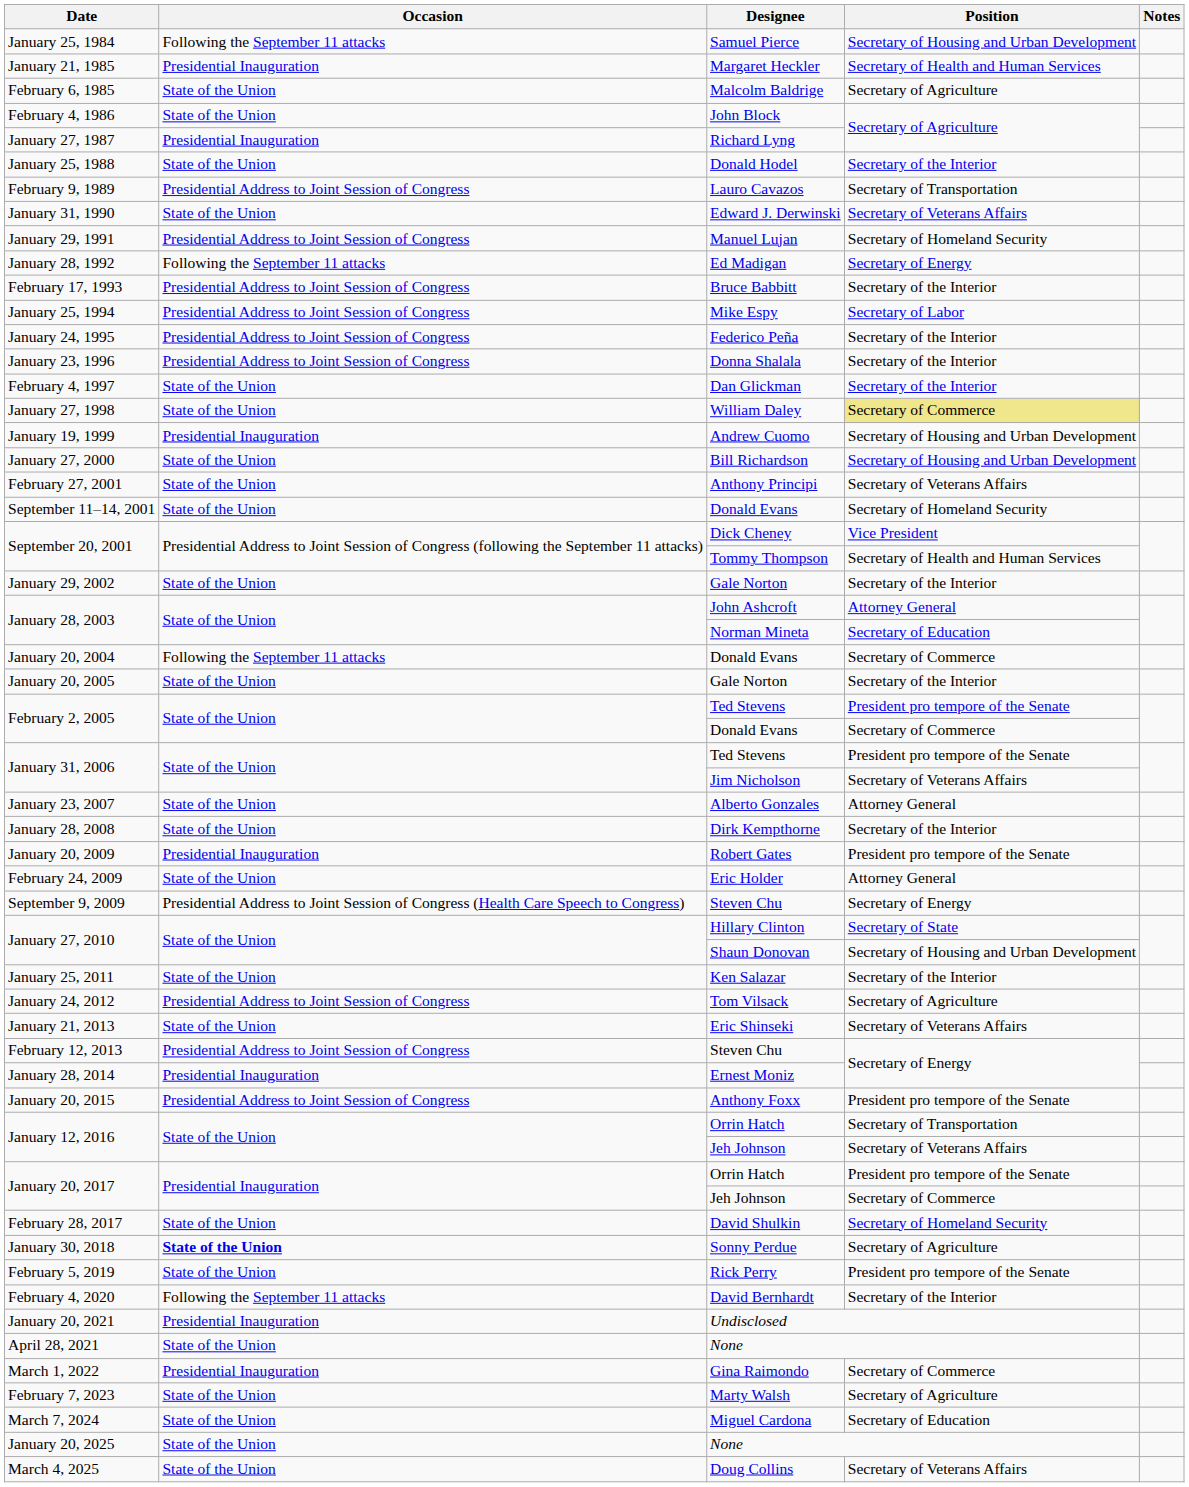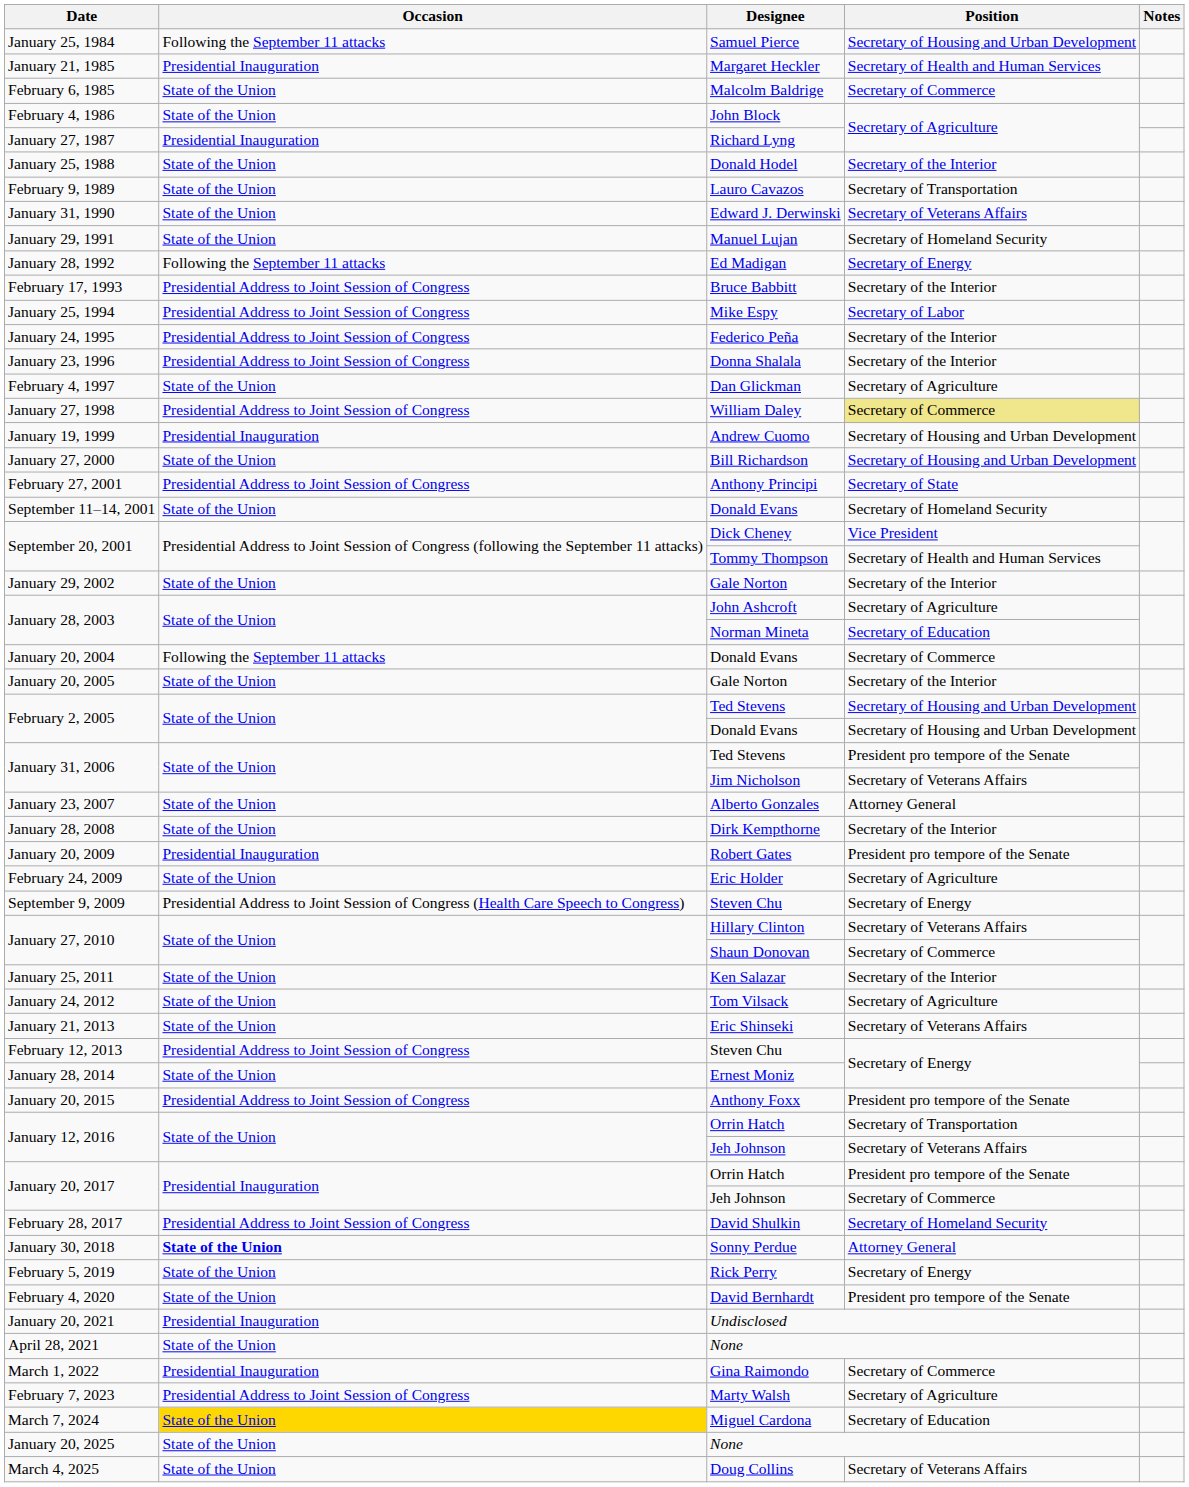(923, 90) Secretary of Agriculture -> (921, 90) Secretary of Commerce
(316, 189) Presidential Address to Joint Session of Congress -> (219, 189) State of the Union
(316, 238) Presidential Address to Joint Session of Congress -> (219, 238) State of the Union
(922, 386) Secretary of the Interior -> (923, 386) Secretary of Agriculture
(219, 410) State of the Union -> (316, 410) Presidential Address to Joint Session of Congress
(219, 484) State of the Union -> (316, 484) Presidential Address to Joint Session of Congress
(937, 484) Secretary of Veterans Affairs -> (903, 484) Secretary of State
(902, 607) Attorney General -> (923, 607) Secretary of Agriculture
(959, 705) President pro tempore of the Senate -> (992, 705) Secretary of Housing and Urban Development
(921, 730) Secretary of Commerce -> (992, 730) Secretary of Housing and Urban Development
(902, 878) Attorney General -> (923, 878) Secretary of Agriculture
(903, 927) Secretary of State -> (937, 927) Secretary of Veterans Affairs
(992, 952) Secretary of Housing and Urban Development -> (921, 952) Secretary of Commerce
(316, 1001) Presidential Address to Joint Session of Congress -> (219, 1001) State of the Union
(241, 1075) Presidential Inauguration -> (219, 1075) State of the Union
(219, 1222) State of the Union -> (316, 1222) Presidential Address to Joint Session of Congress
(923, 1247) Secretary of Agriculture -> (902, 1247) Attorney General
(959, 1272) President pro tempore of the Senate -> (910, 1272) Secretary of Energy
(274, 1296) Following the September 11 attacks -> (219, 1296) State of the Union
(922, 1296) Secretary of the Interior -> (959, 1296) President pro tempore of the Senate
(219, 1395) State of the Union -> (316, 1395) Presidential Address to Joint Session of Congress
(219, 1419) no background -> (219, 1419) gold background
